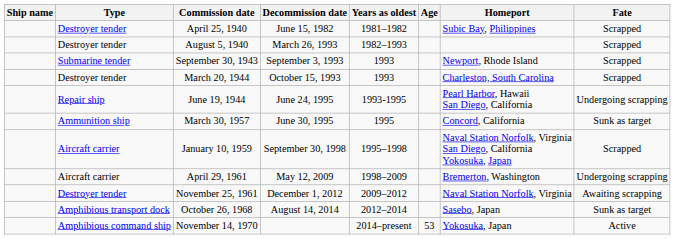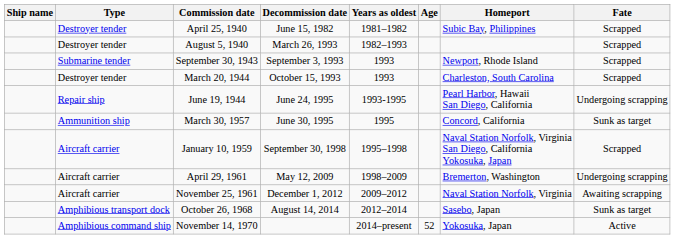(92, 193) Destroyer tender -> (89, 193) Aircraft carrier
(429, 225) 53 -> (429, 225) 52
